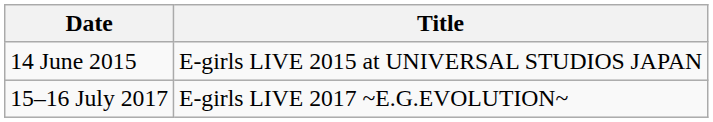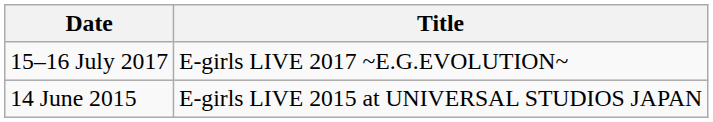rows swapped: (73, 60) <-> (89, 98)
